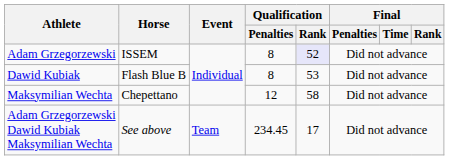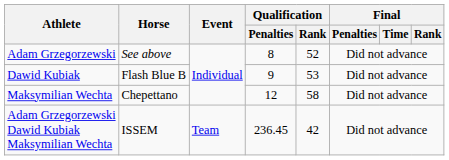(140, 54) ISSEM -> (146, 54) See above
(313, 54) lavender background -> (313, 54) no background
(271, 75) 8 -> (271, 75) 9
(146, 130) See above -> (140, 130) ISSEM
(271, 130) 234.45 -> (271, 130) 236.45
(313, 130) 17 -> (313, 130) 42
